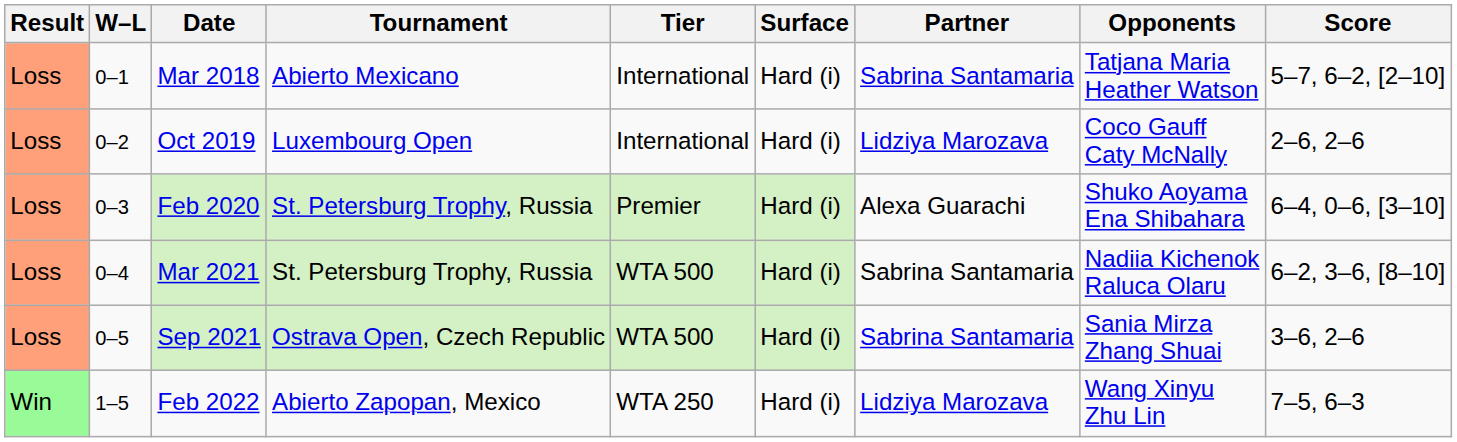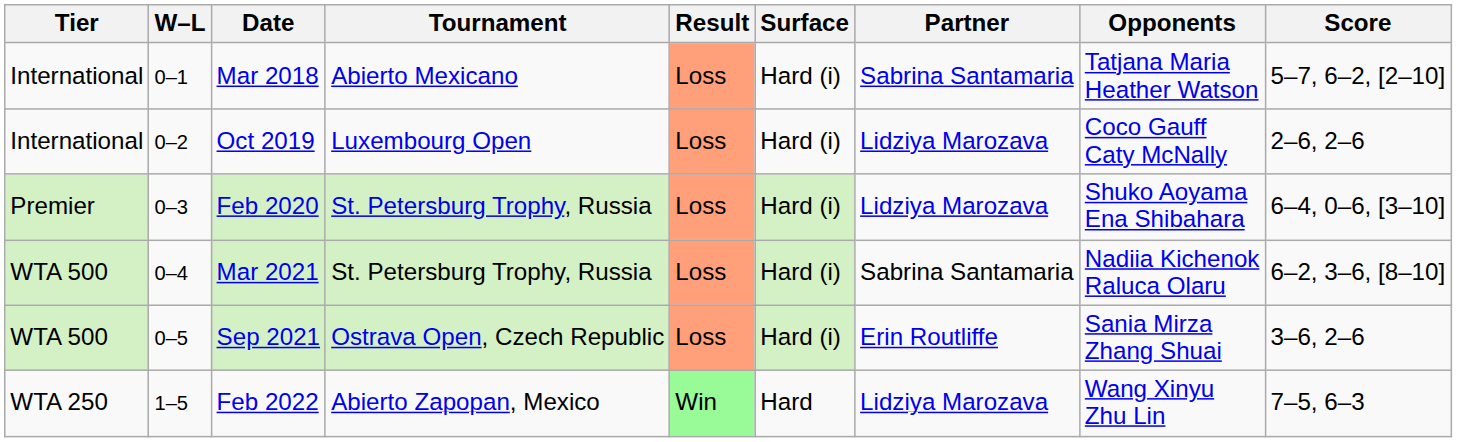columns swapped: (47, 23) <-> (683, 23)
(943, 206) Alexa Guarachi -> (954, 206) Lidziya Marozava
(967, 337) Sabrina Santamaria -> (929, 337) Erin Routliffe
(801, 403) Hard (i) -> (787, 403) Hard
